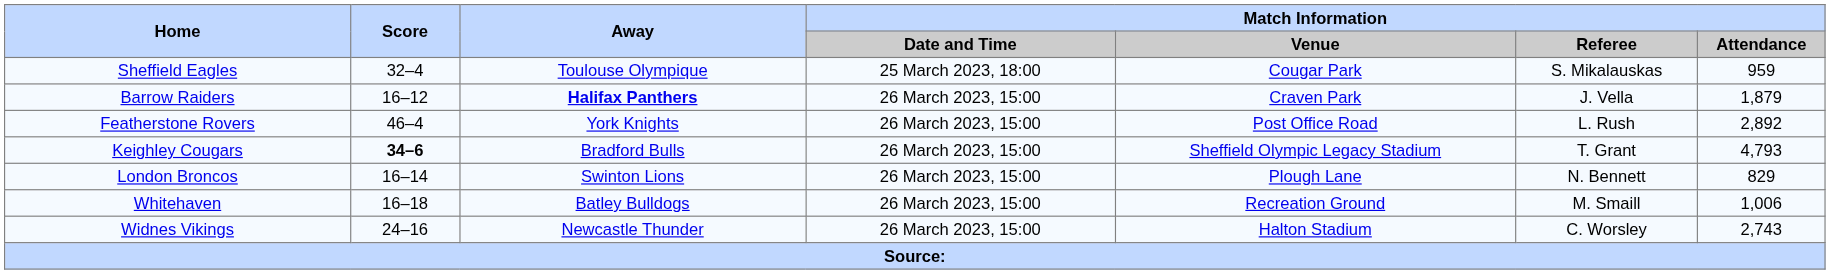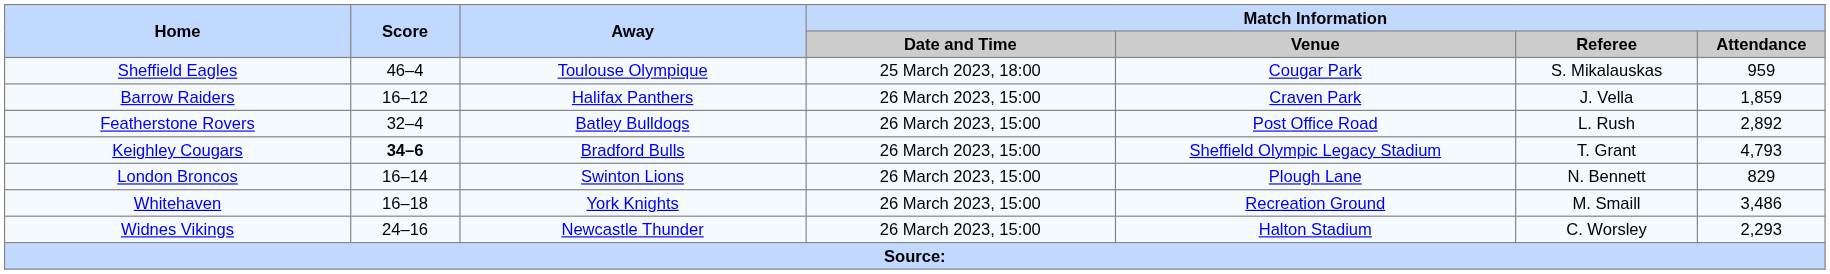(405, 71) 32–4 -> (405, 71) 46–4
(633, 97) bold -> (633, 97) normal
(1761, 97) 1,879 -> (1761, 97) 1,859
(405, 124) 46–4 -> (405, 124) 32–4
(633, 124) York Knights -> (633, 124) Batley Bulldogs
(633, 203) Batley Bulldogs -> (633, 203) York Knights
(1761, 203) 1,006 -> (1761, 203) 3,486
(1761, 229) 2,743 -> (1761, 229) 2,293
